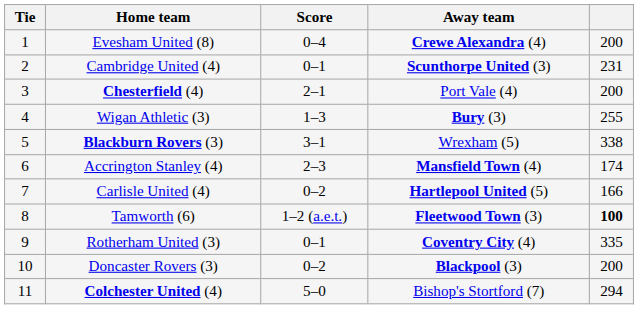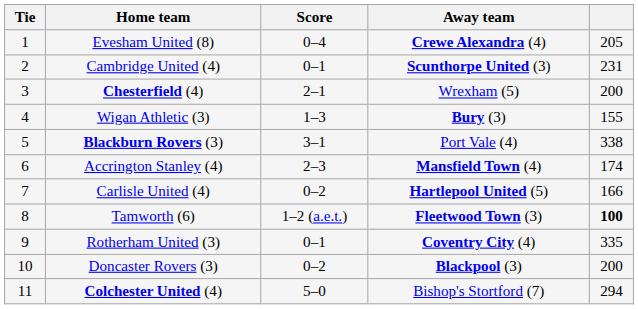(612, 42) 200 -> (612, 42) 205
(479, 92) Port Vale (4) -> (479, 92) Wrexham (5)
(612, 117) 255 -> (612, 117) 155
(479, 142) Wrexham (5) -> (479, 142) Port Vale (4)
